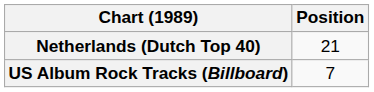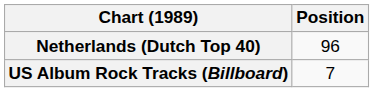(330, 45) 21 -> (330, 45) 96
